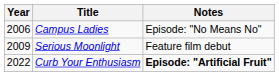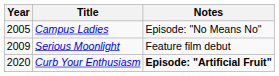(19, 29) 2006 -> (19, 29) 2005
(19, 63) 2022 -> (19, 63) 2020
